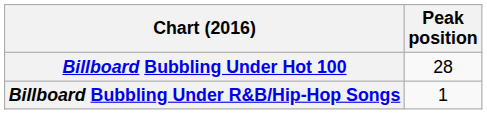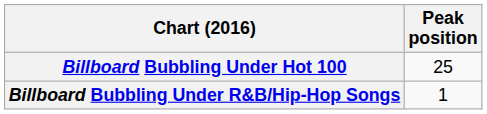(443, 66) 28 -> (443, 66) 25
